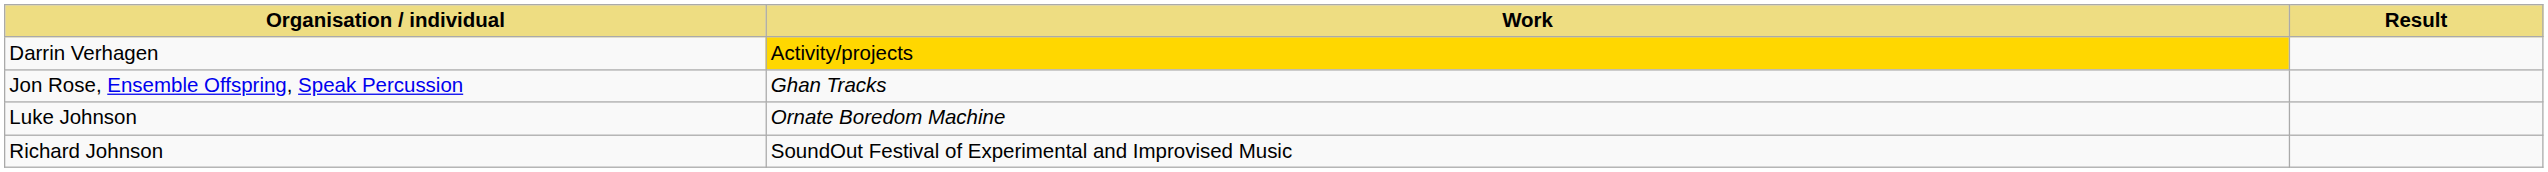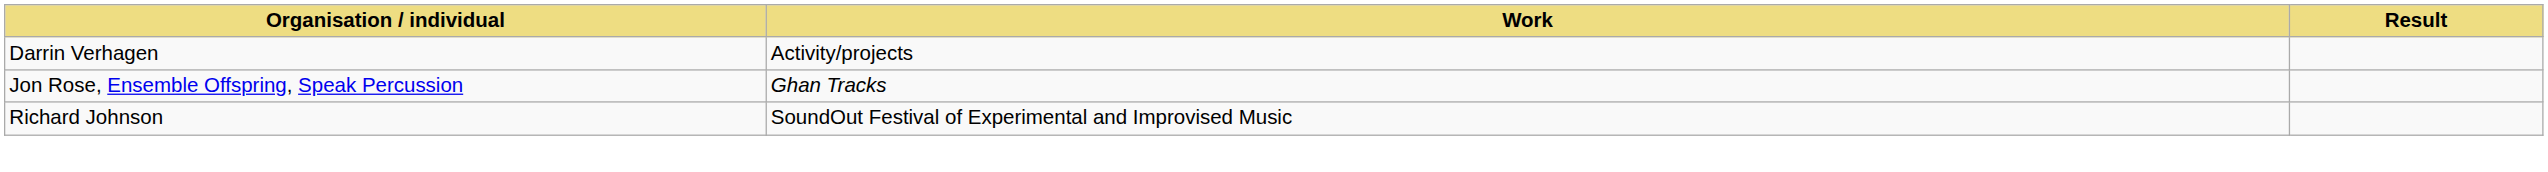(842, 53) gold background -> (842, 53) no background
- row: (73, 118)
